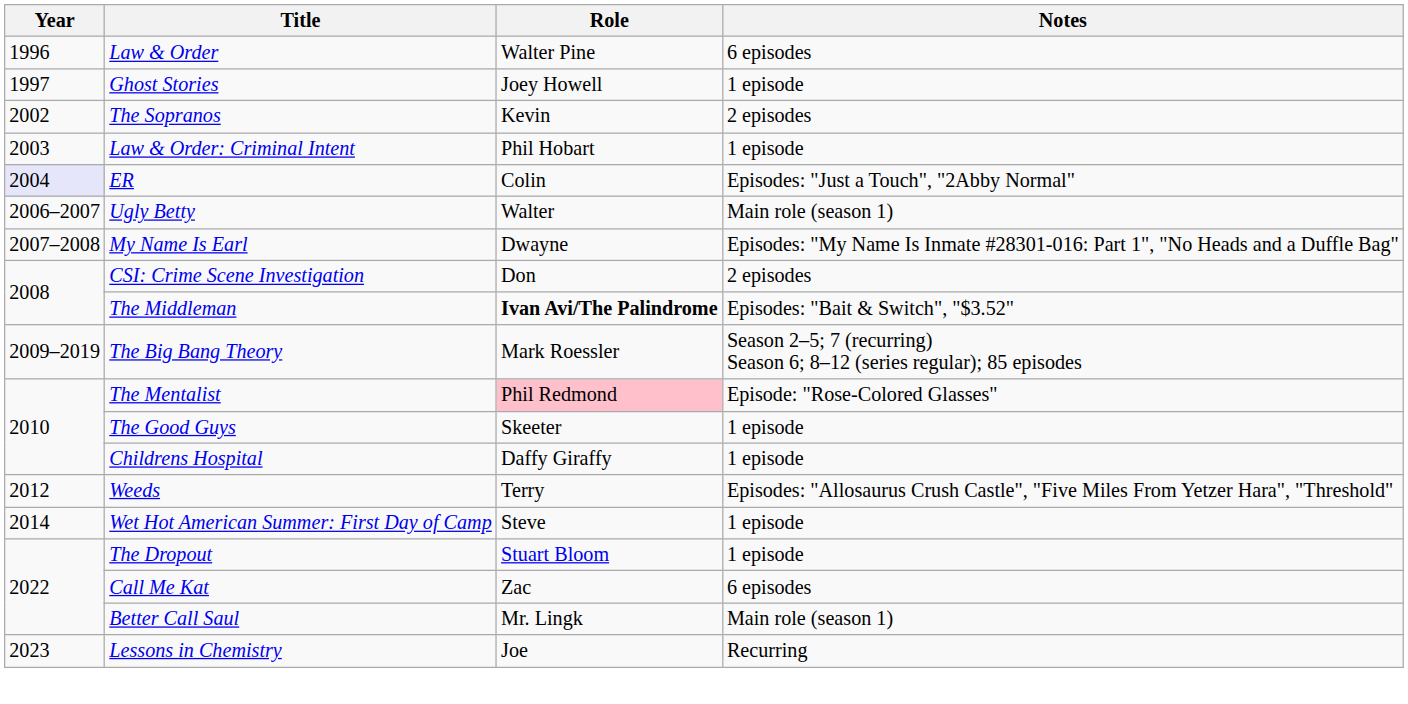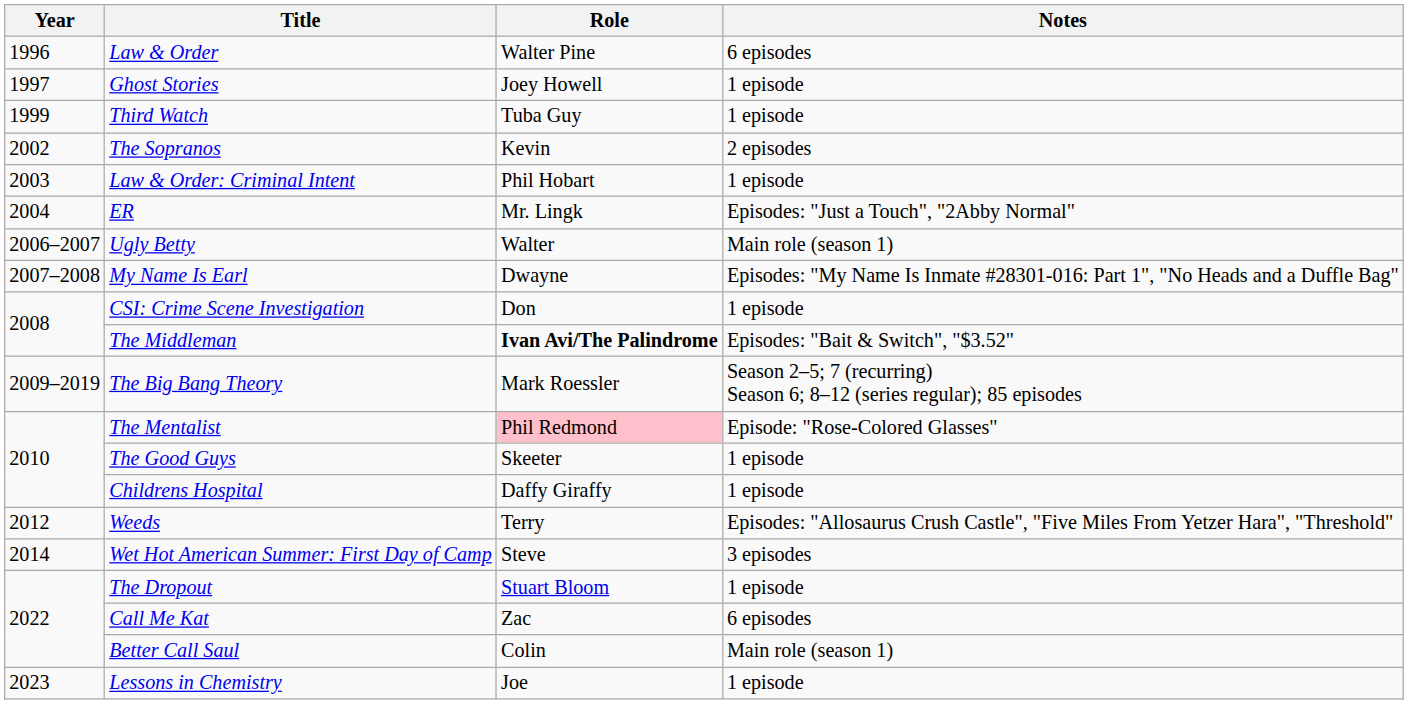+ row: (159, 116)
(29, 180) lavender background -> (29, 212) no background
(523, 180) Colin -> (542, 212) Mr. Lingk
(769, 276) 2 episodes -> (765, 308) 1 episode
(765, 522) 1 episode -> (769, 554) 3 episodes
(542, 618) Mr. Lingk -> (523, 650) Colin
(767, 650) Recurring -> (765, 682) 1 episode
